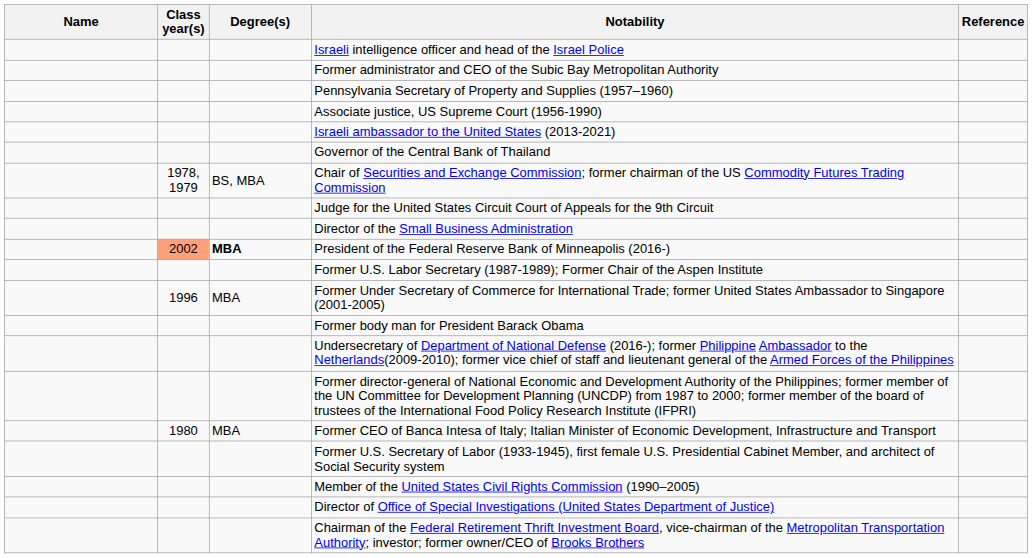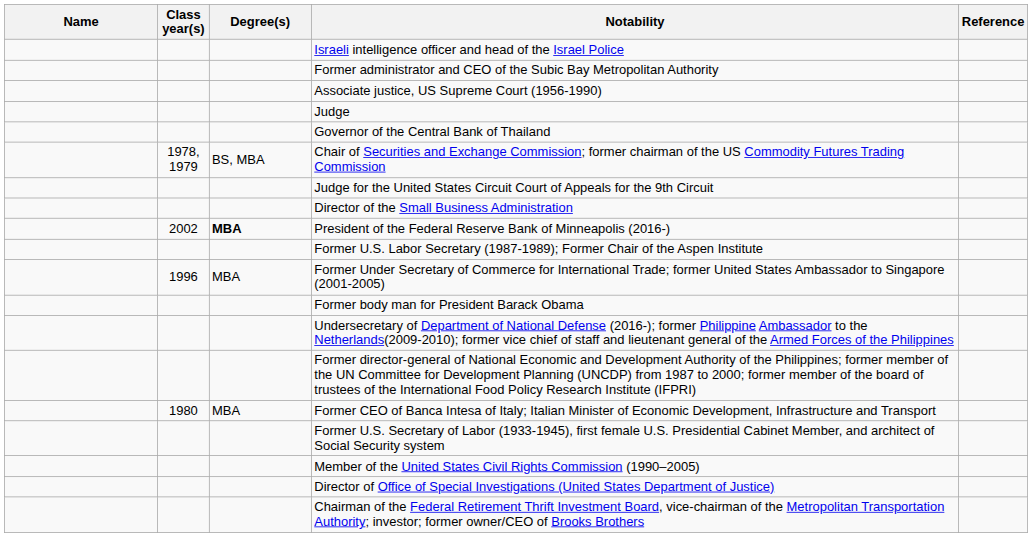- row: (494, 91)
+ row: (332, 111)
- row: (465, 132)
(183, 249) lightsalmon background -> (183, 228) no background
